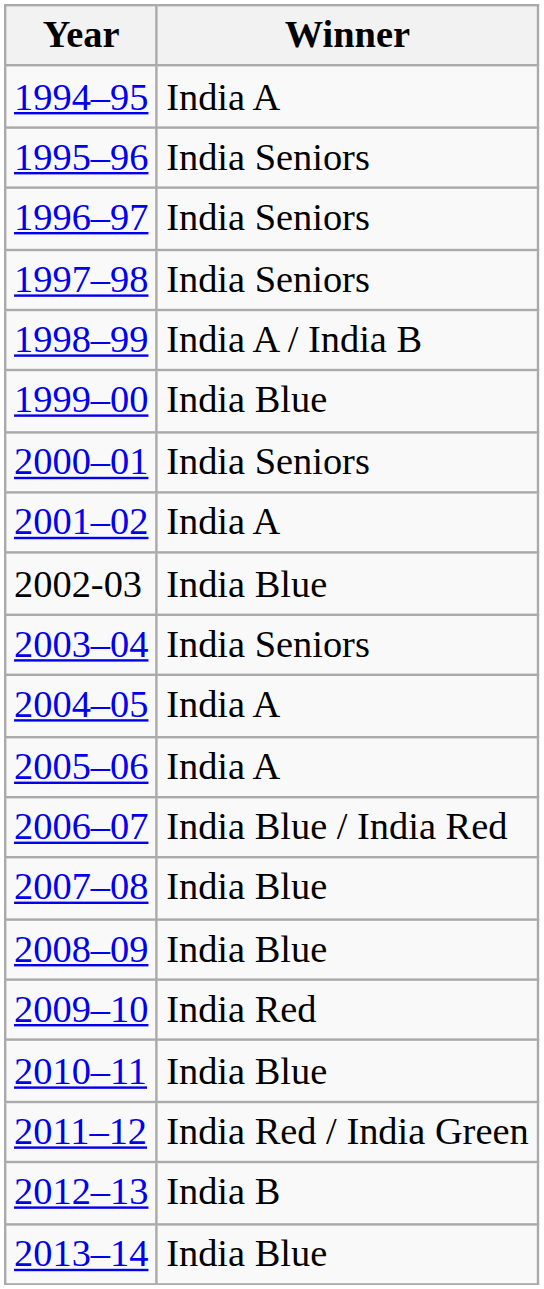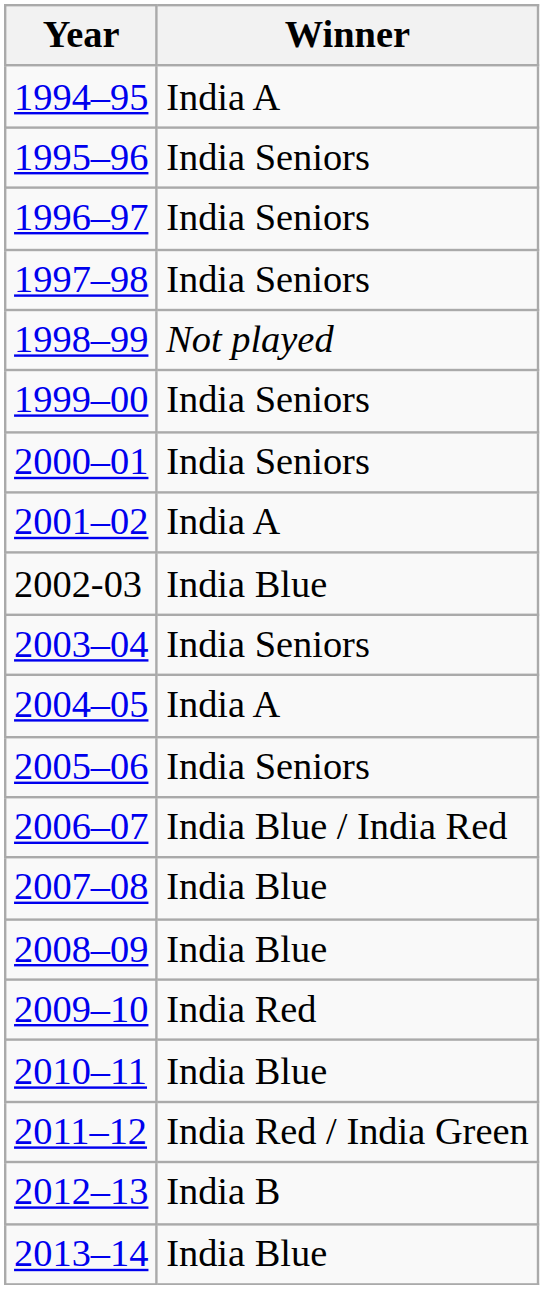(294, 339) India A / India B -> (250, 339) Not played
(247, 400) India Blue -> (268, 400) India Seniors
(223, 765) India A -> (268, 765) India Seniors
